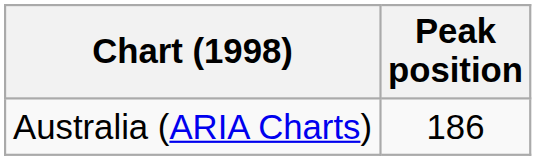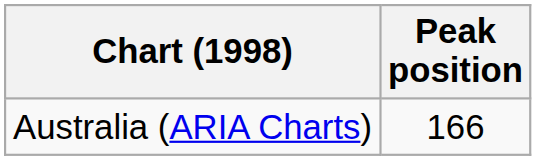(455, 126) 186 -> (455, 126) 166
